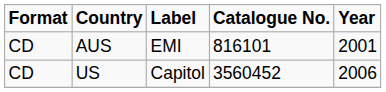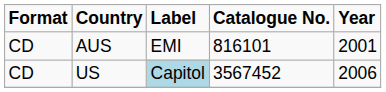(178, 73) no background -> (178, 73) lightblue background
(247, 73) 3560452 -> (247, 73) 3567452
